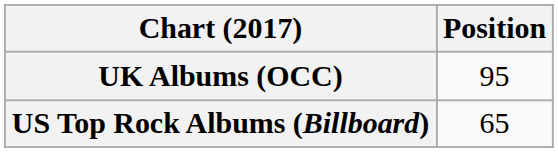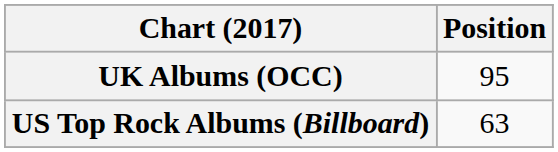(495, 123) 65 -> (495, 123) 63
